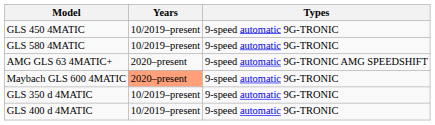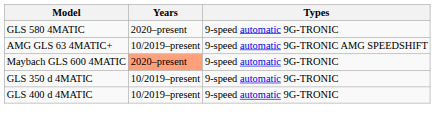- row: (46, 29)
(165, 45) 10/2019–present -> (159, 29) 2020–present
(159, 62) 2020–present -> (165, 45) 10/2019–present
